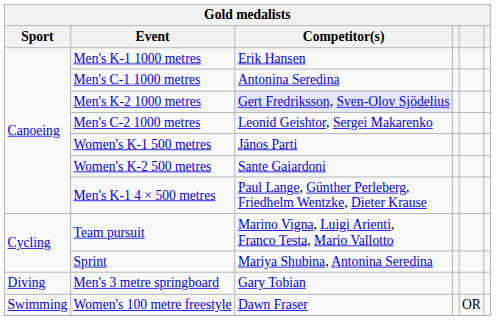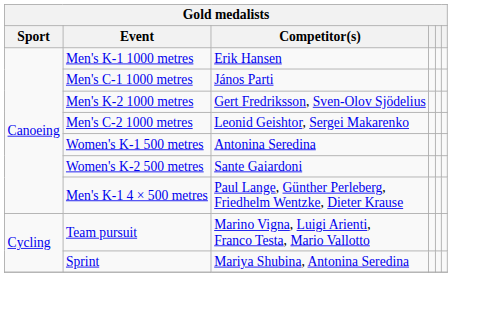(289, 79) Antonina Seredina -> (244, 79) János Parti
(344, 101) lavender background -> (320, 101) no background
(268, 144) János Parti -> (265, 144) Antonina Seredina
- row: (146, 283)
- row: (153, 304)
